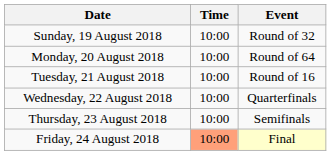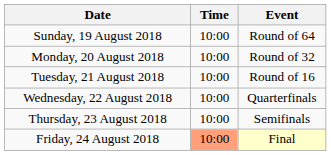(282, 35) Round of 32 -> (282, 35) Round of 64
(282, 56) Round of 64 -> (282, 56) Round of 32
